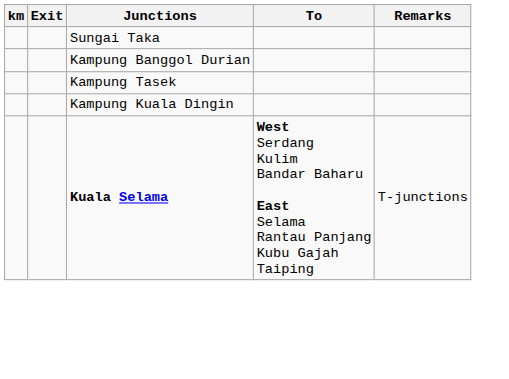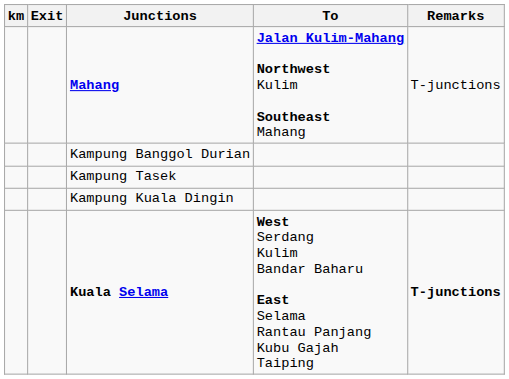+ row: (95, 85)
- row: (115, 38)
(423, 198) normal -> (456, 292) bold
